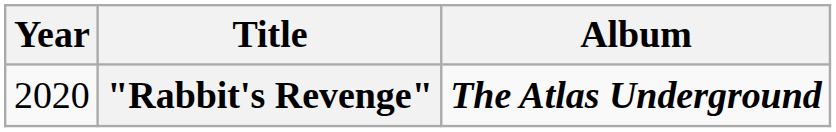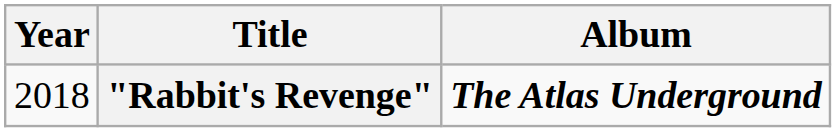(52, 94) 2020 -> (52, 94) 2018
